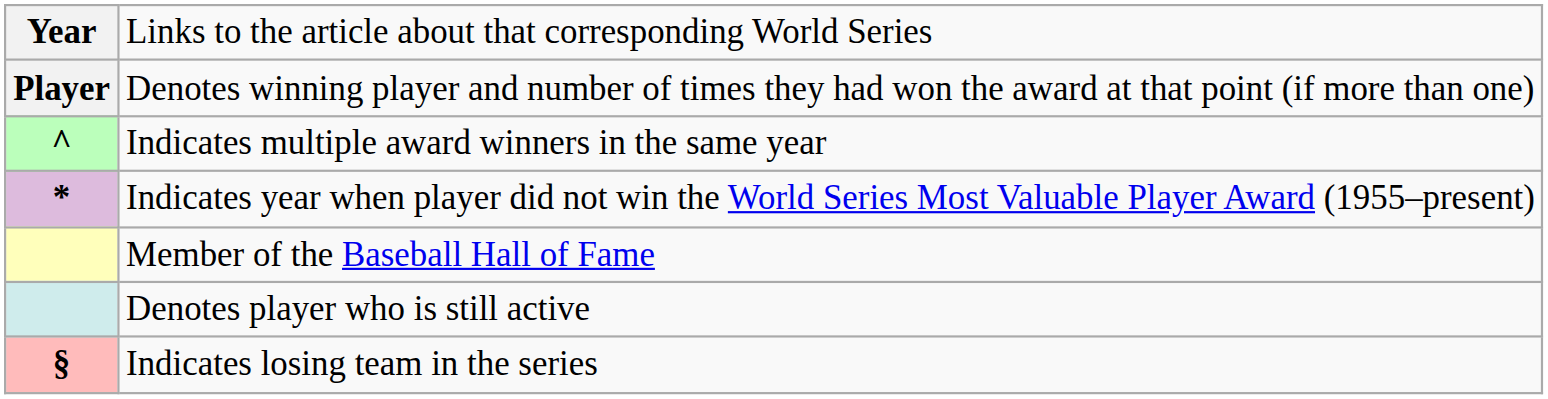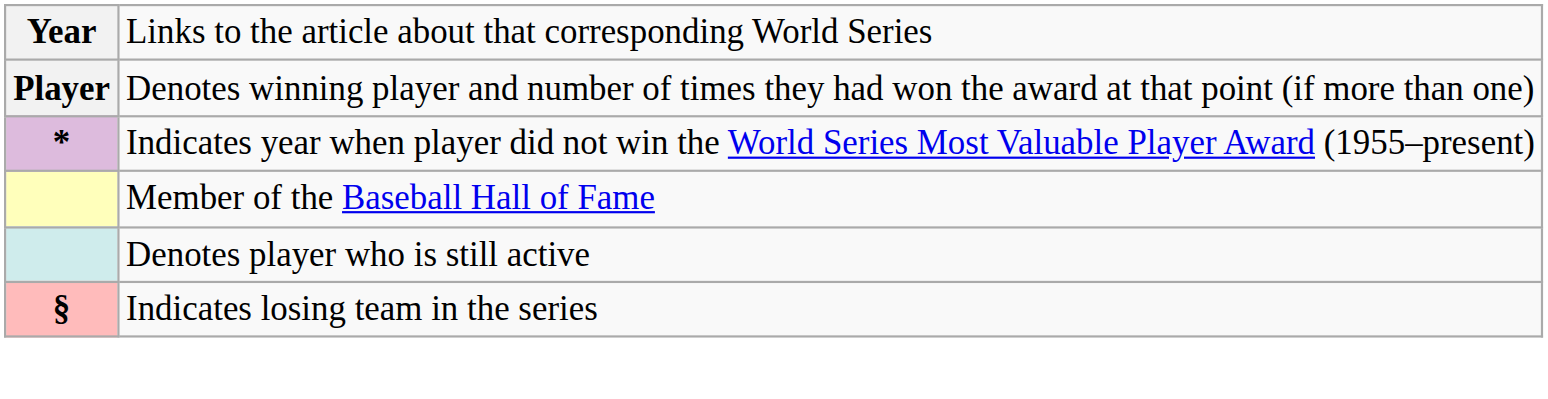- row: (476, 142)
